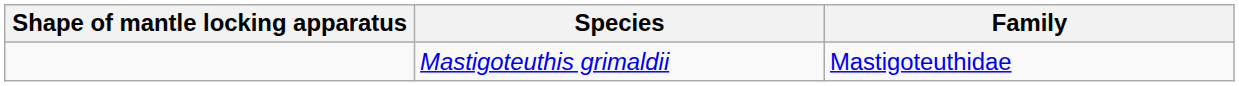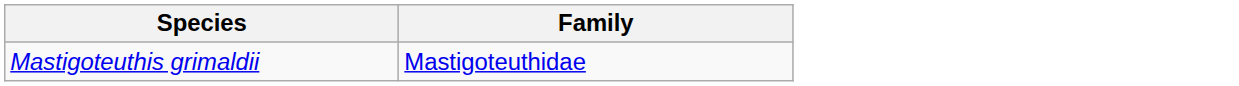- column: (210, 23)
